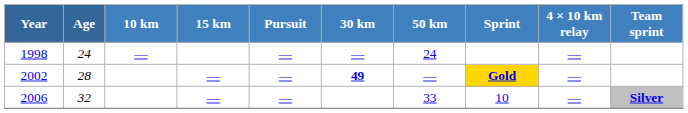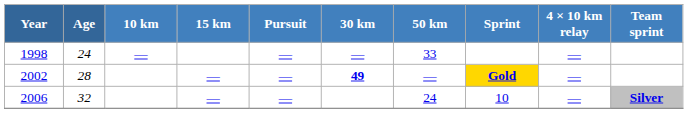(430, 53) 24 -> (430, 53) 33
(430, 97) 33 -> (430, 97) 24
